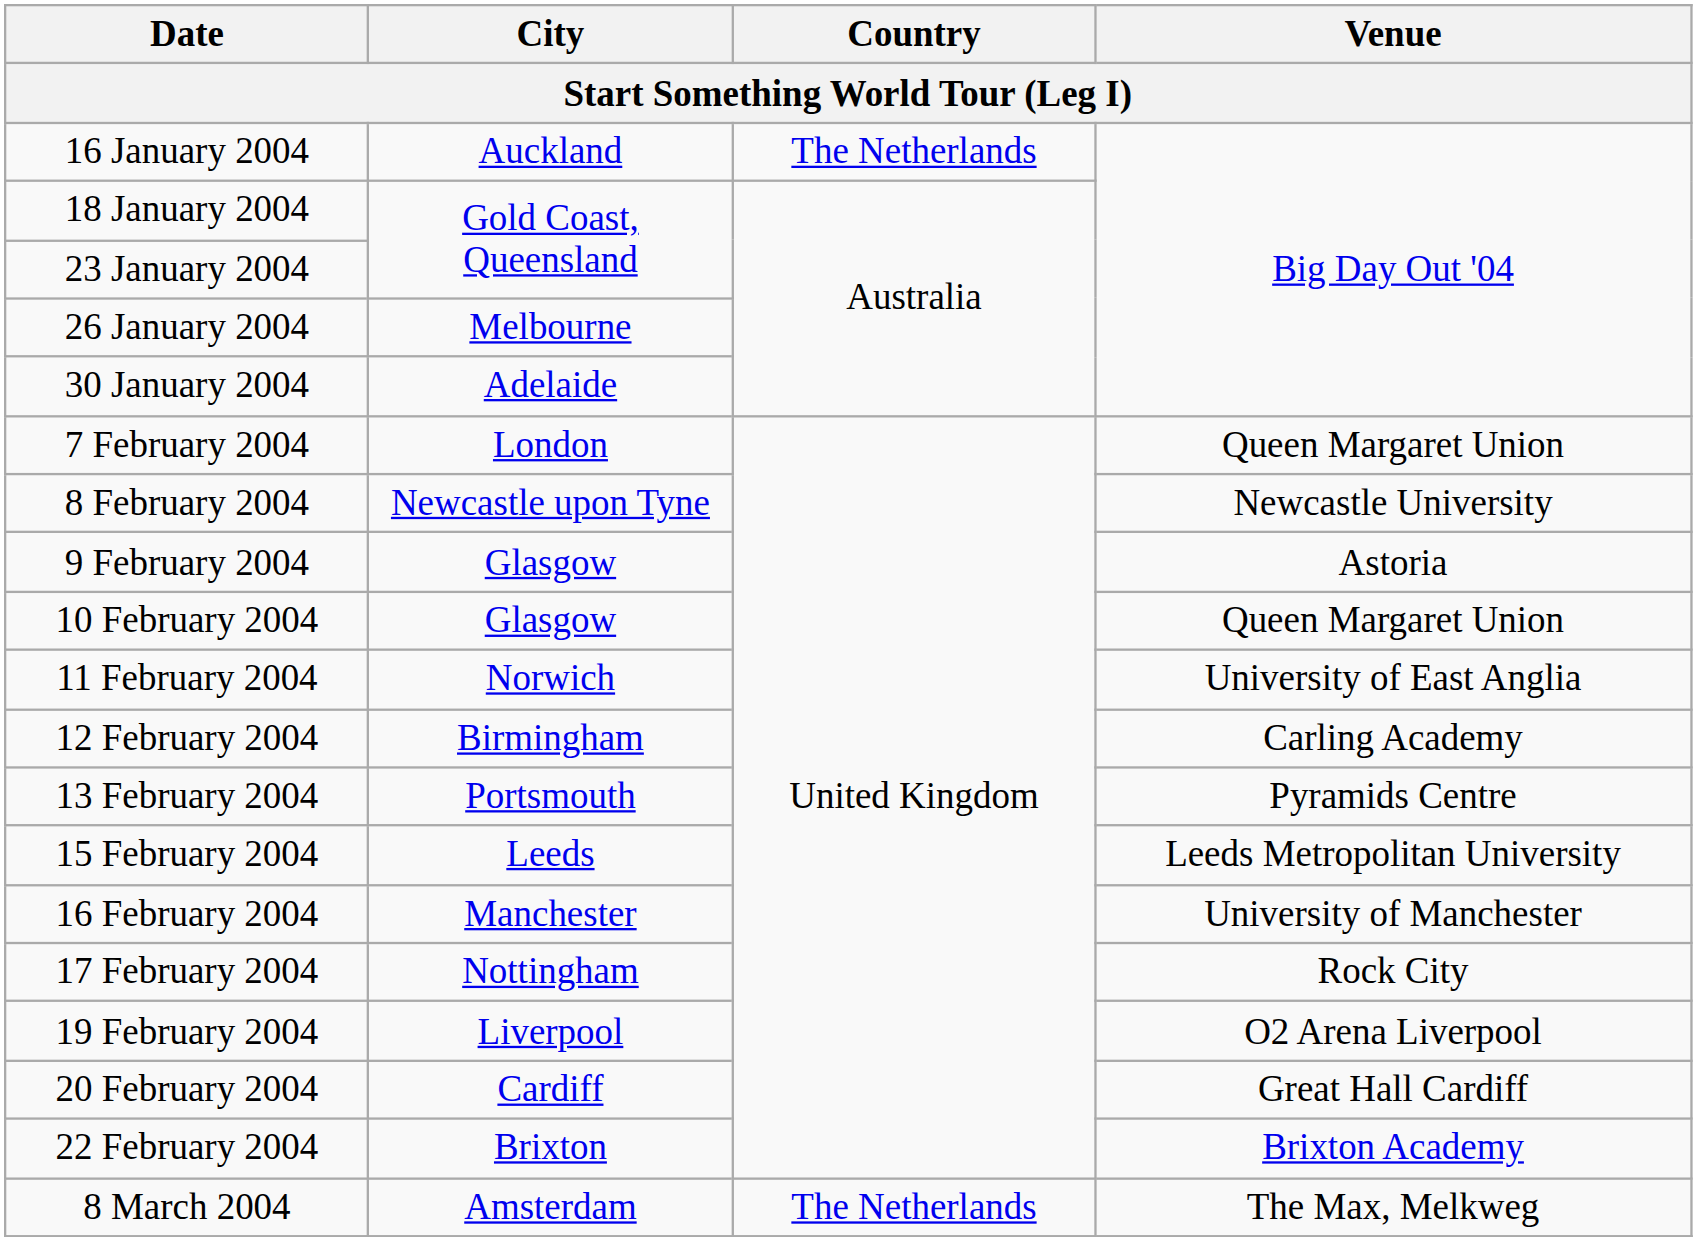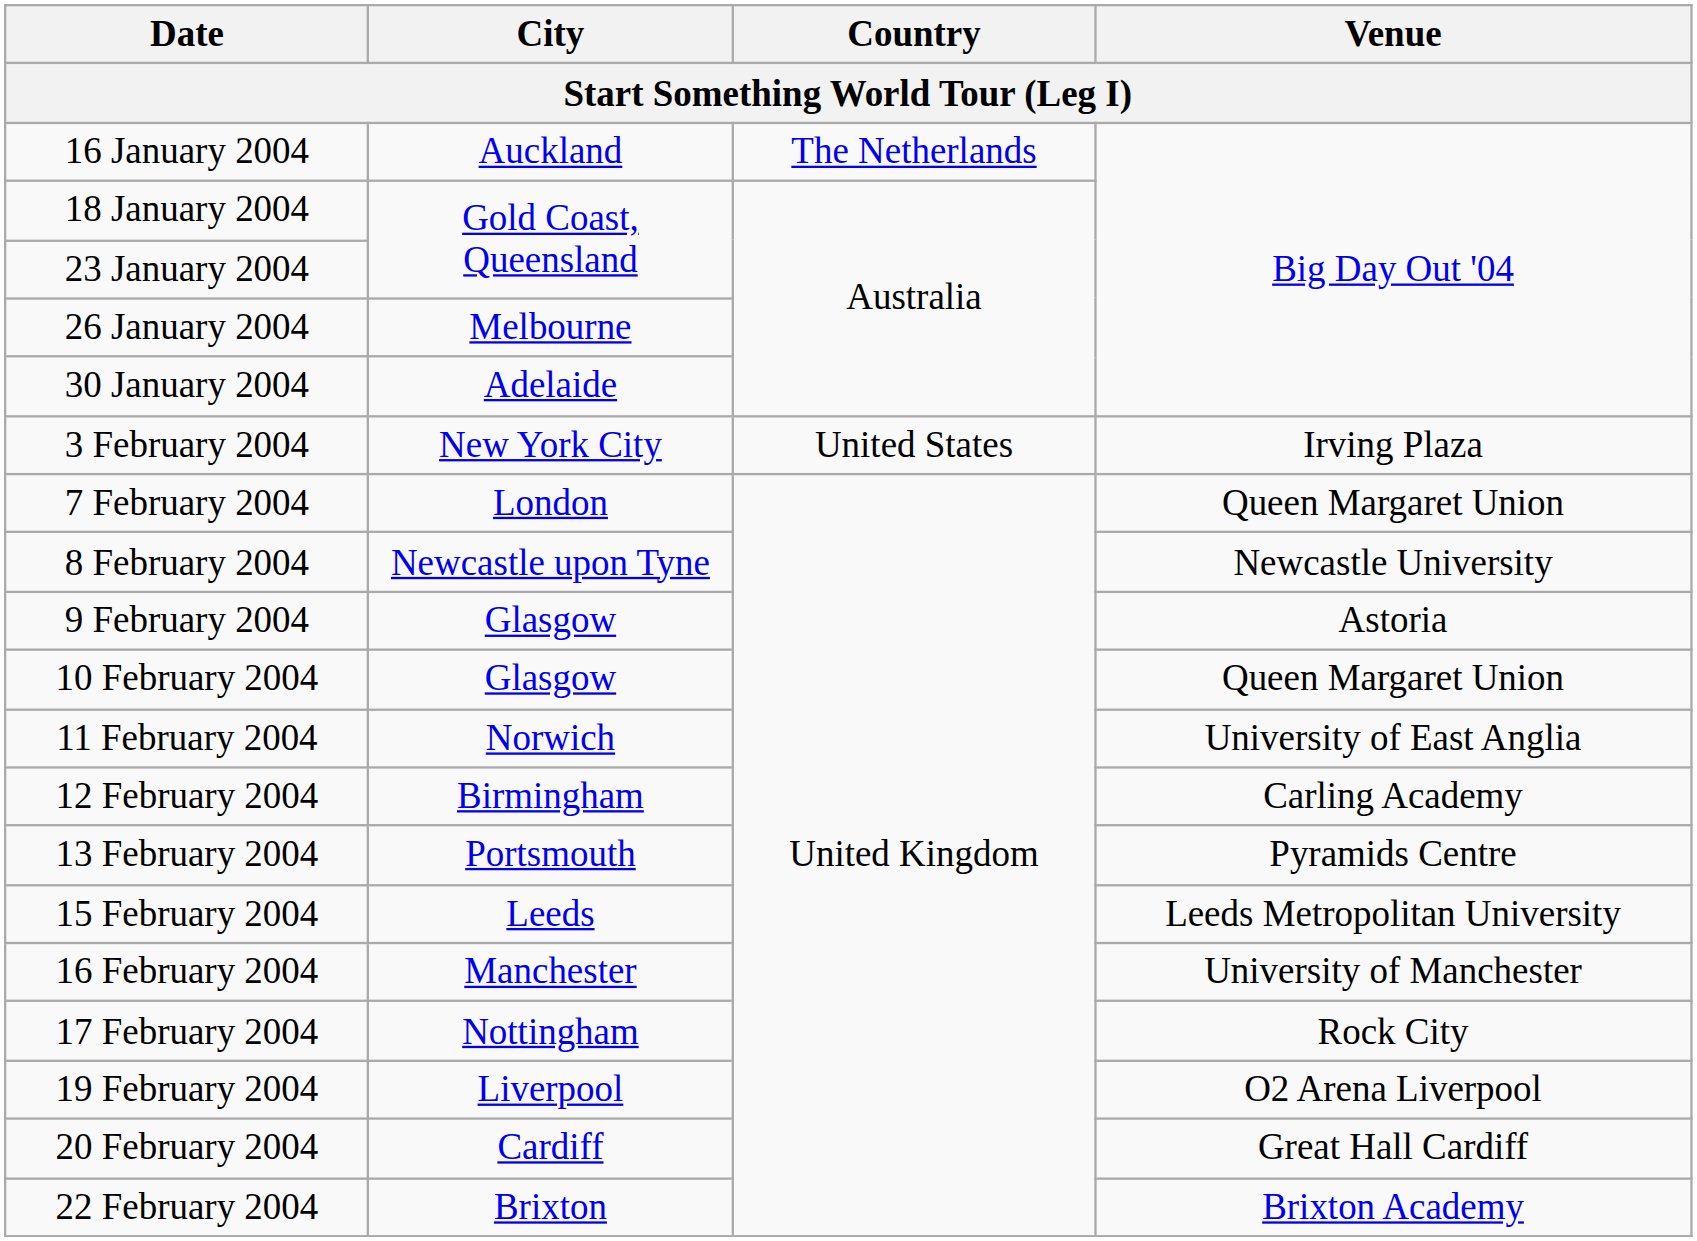+ row: (187, 444)
- row: (187, 1206)
